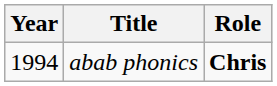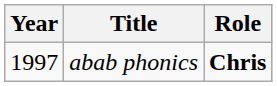(34, 61) 1994 -> (34, 61) 1997
